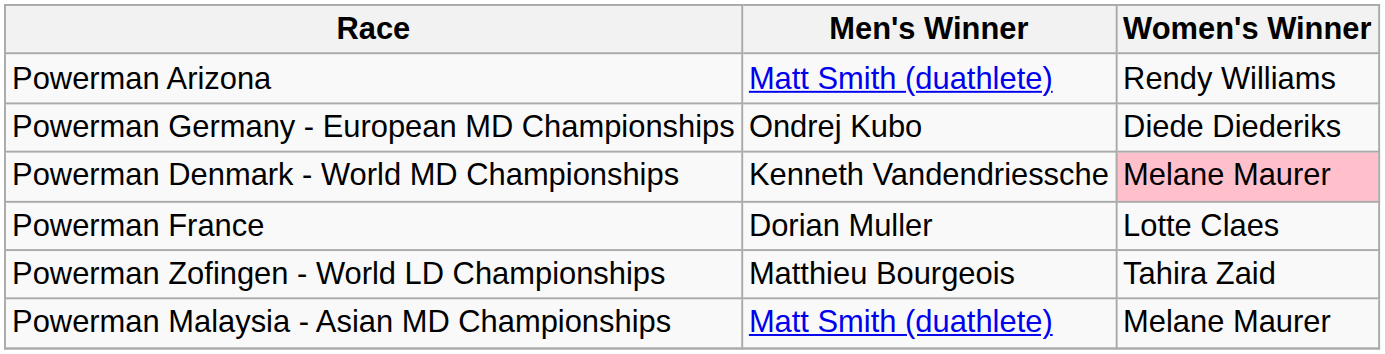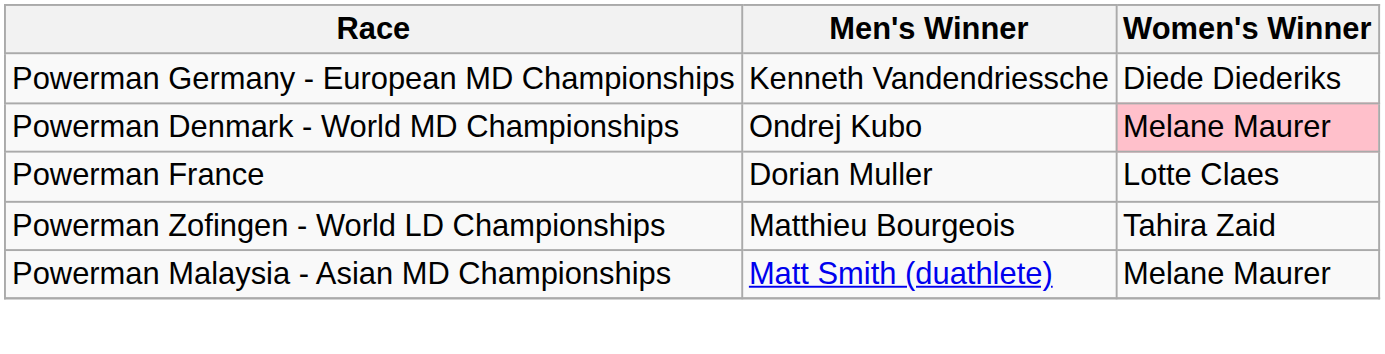- row: (142, 77)
(836, 126) Ondrej Kubo -> (929, 77) Kenneth Vandendriessche
(929, 175) Kenneth Vandendriessche -> (836, 126) Ondrej Kubo
